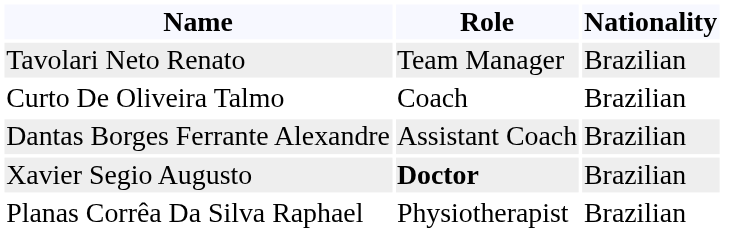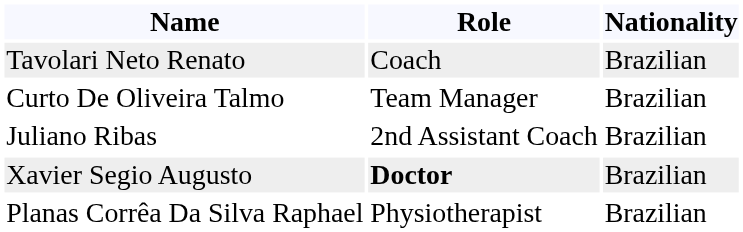(481, 59) Team Manager -> (406, 59) Coach
(432, 98) Coach -> (454, 98) Team Manager
- row: (198, 136)
+ row: (82, 136)
